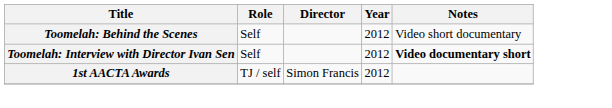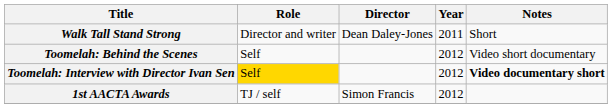+ row: (121, 34)
(250, 53) no background -> (250, 73) gold background
